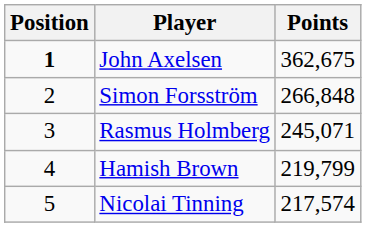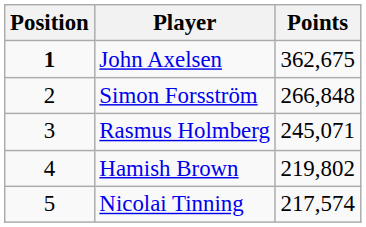(318, 167) 219,799 -> (318, 167) 219,802
